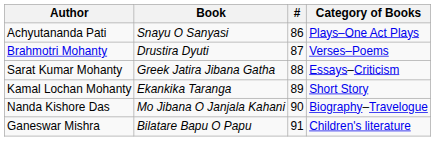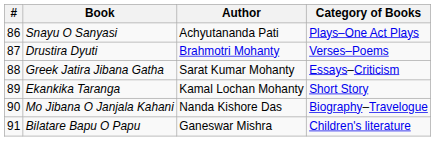columns swapped: (297, 13) <-> (69, 13)
